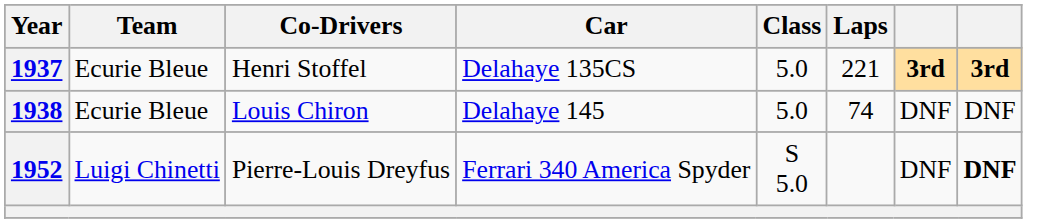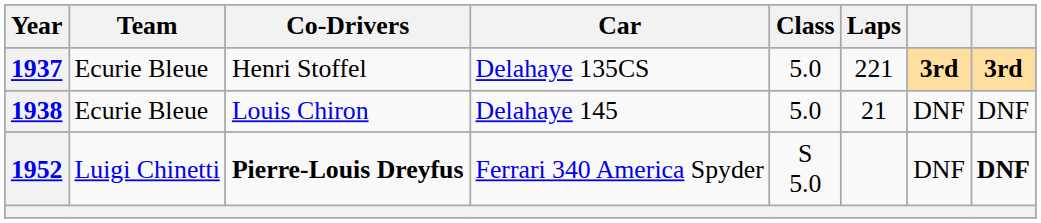(861, 111) 74 -> (874, 111) 21
(341, 168) normal -> (348, 168) bold
